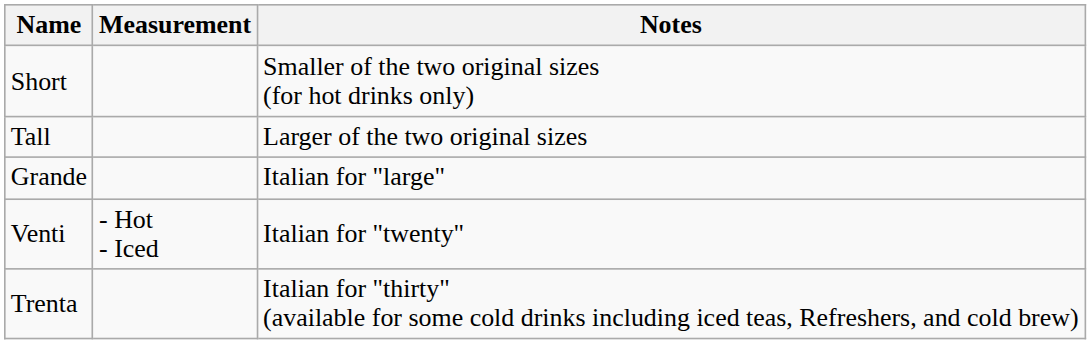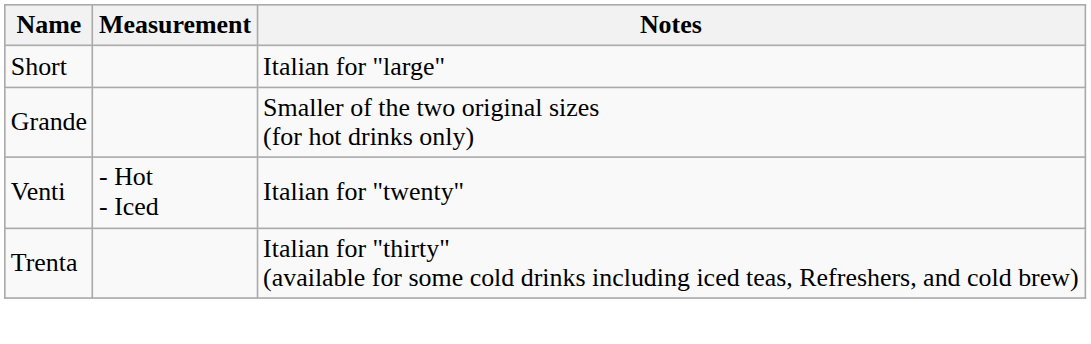(431, 80) Smaller of the two original sizes (for hot drinks only) -> (354, 66) Italian for "large"
- row: (31, 136)
(354, 177) Italian for "large" -> (431, 121) Smaller of the two original sizes (for hot drinks only)
